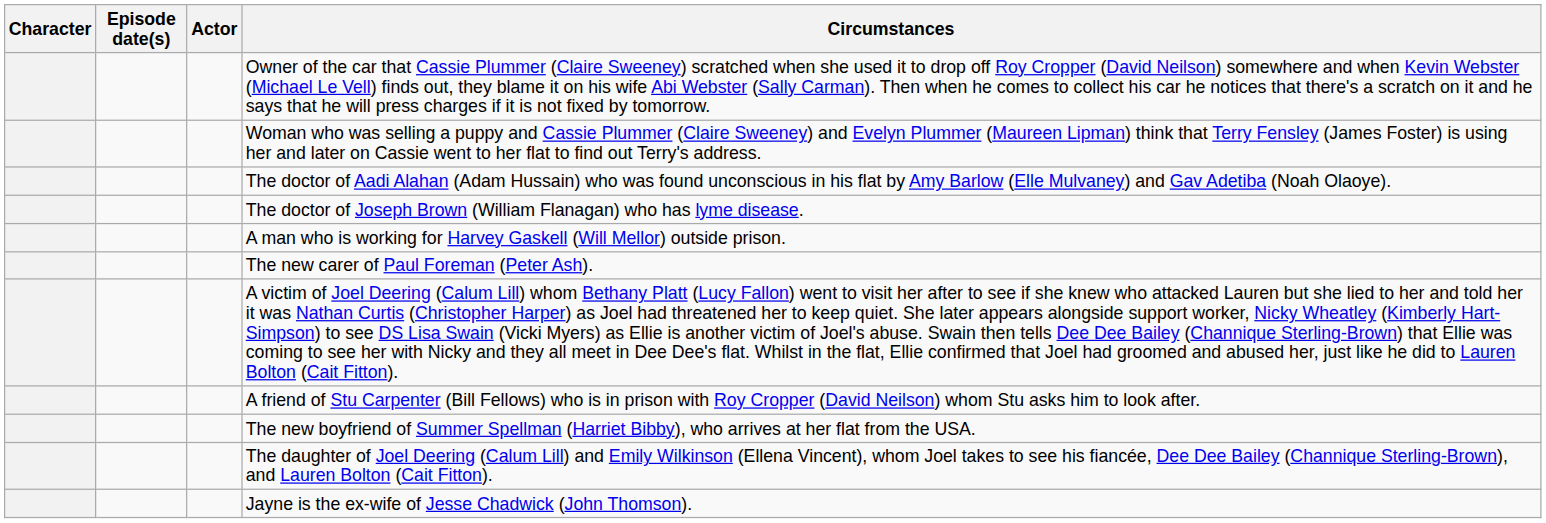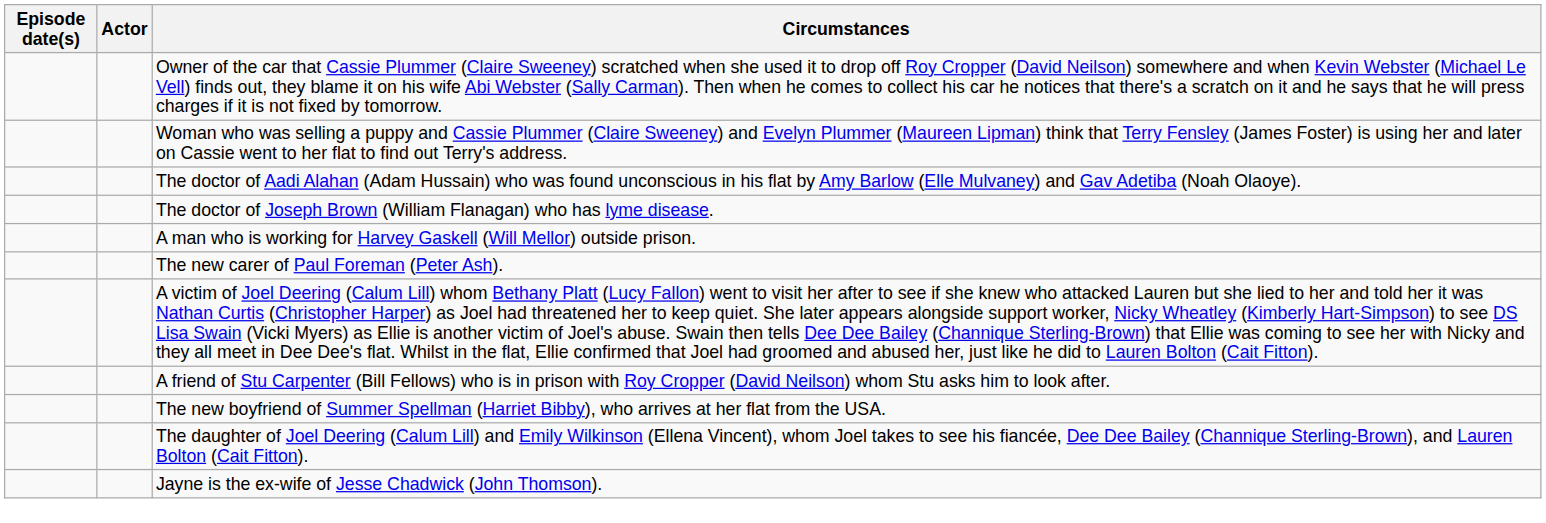- column: (50, 29)
